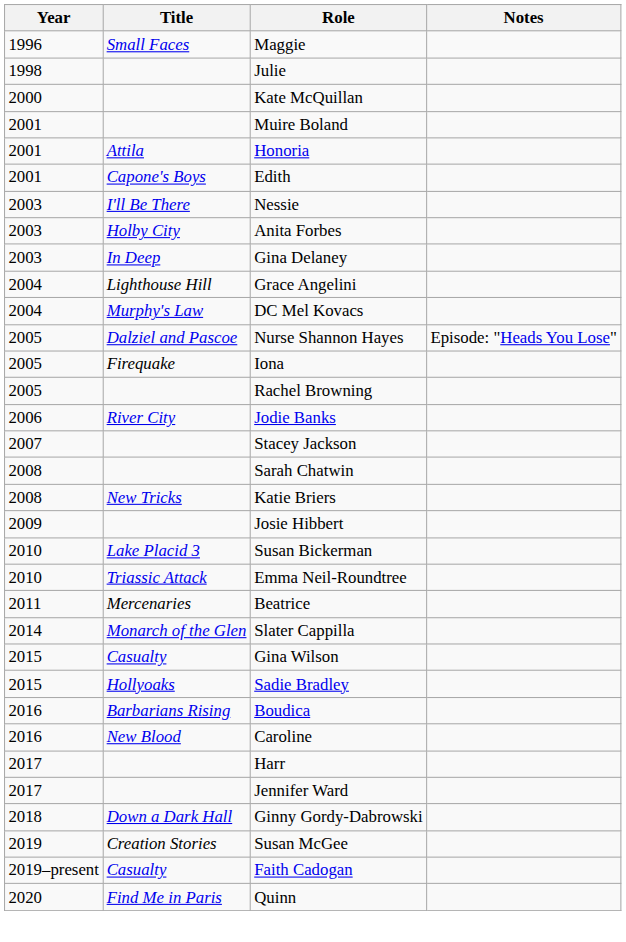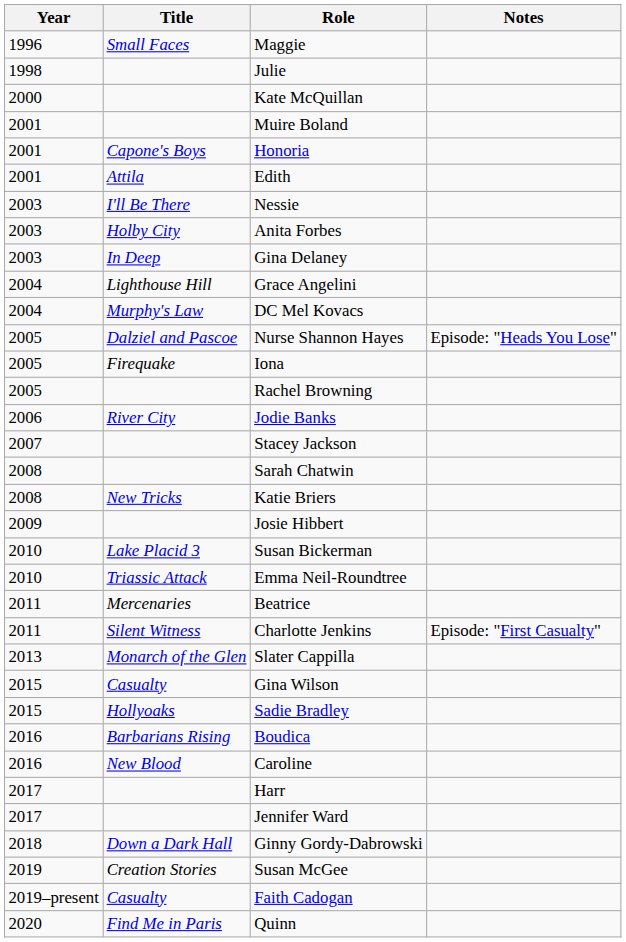(125, 151) Attila -> (156, 151) Capone's Boys
(156, 177) Capone's Boys -> (125, 177) Attila
+ row: (313, 630)
(25, 630) 2014 -> (25, 657) 2013
